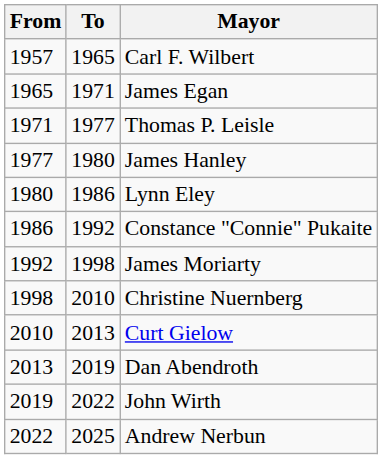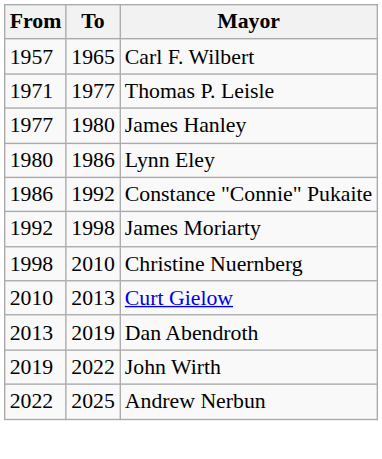- row: (177, 90)
